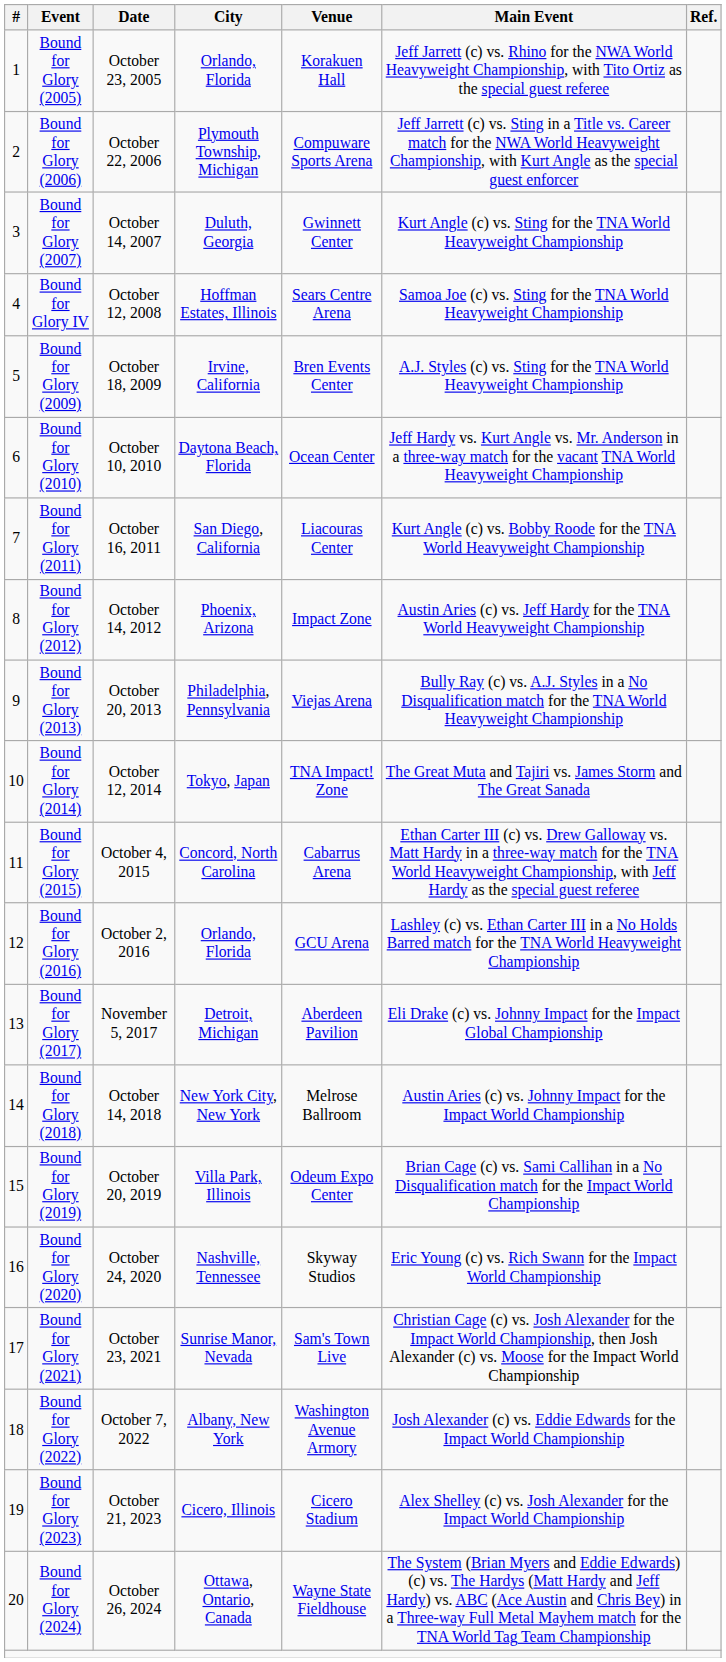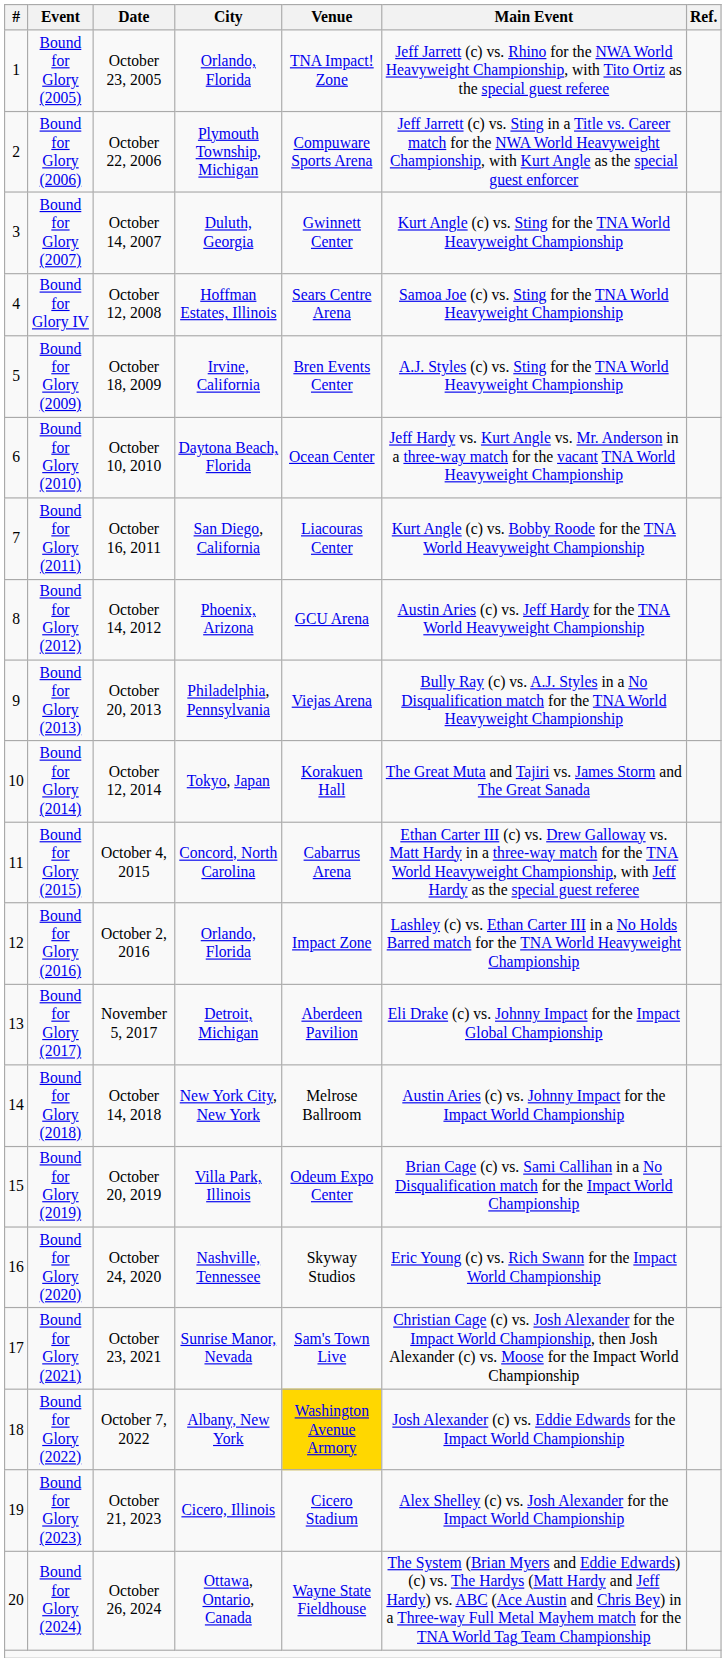(332, 70) Korakuen Hall -> (332, 70) TNA Impact! Zone
(332, 619) Impact Zone -> (332, 619) GCU Arena
(332, 781) TNA Impact! Zone -> (332, 781) Korakuen Hall
(332, 943) GCU Arena -> (332, 943) Impact Zone
(332, 1429) no background -> (332, 1429) gold background
